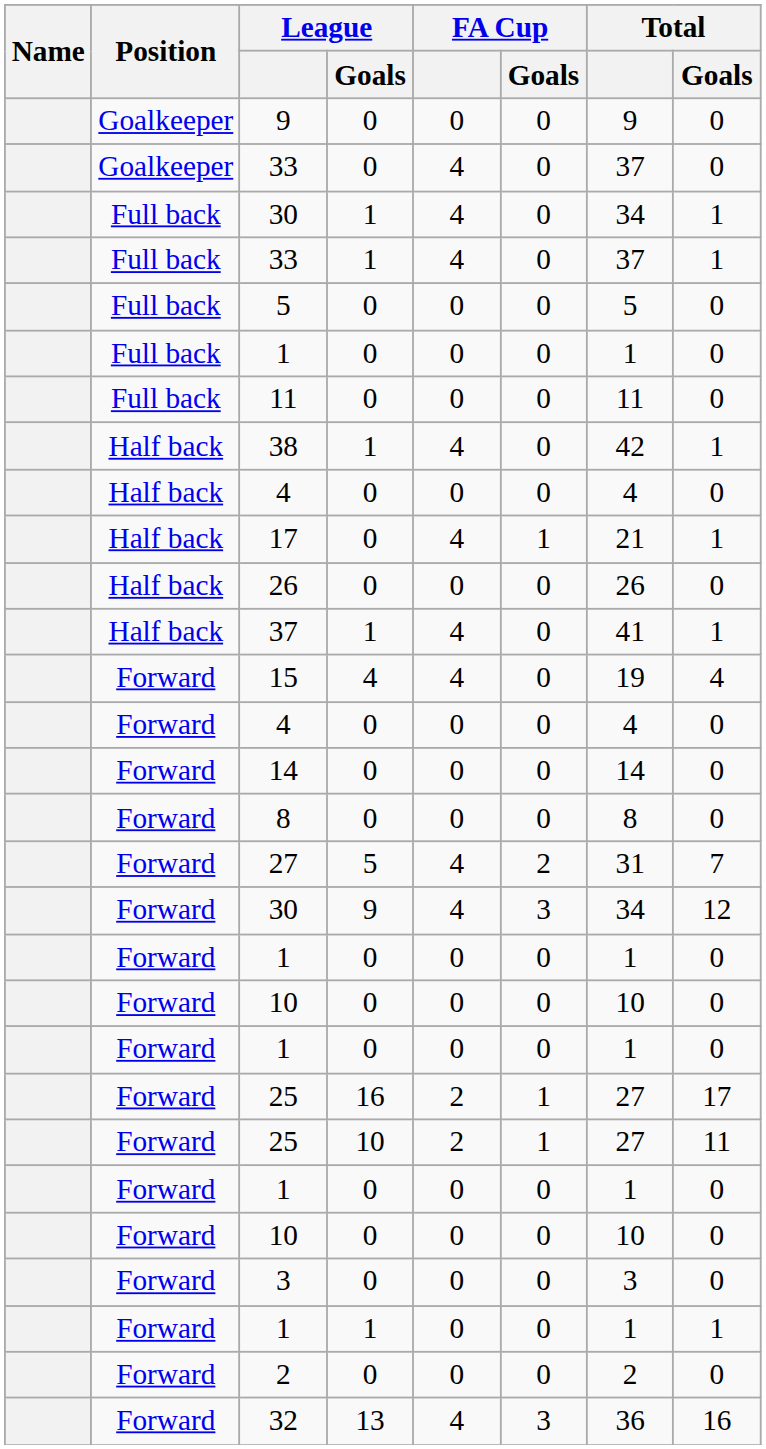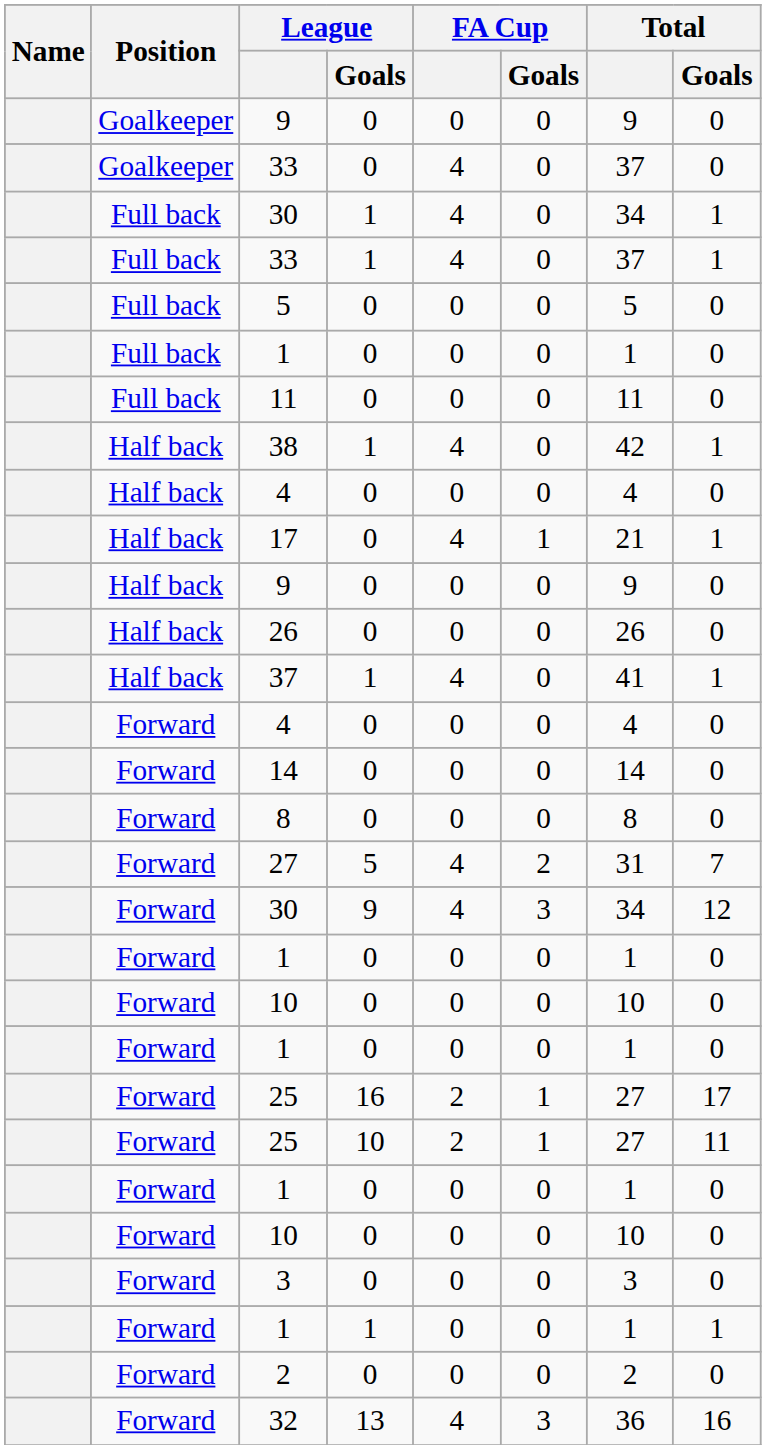+ row: (166, 584)
- row: (166, 677)
